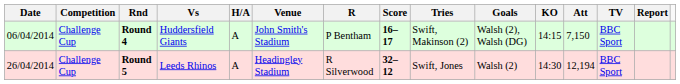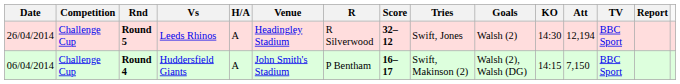rows swapped: (137, 35) <-> (137, 64)
